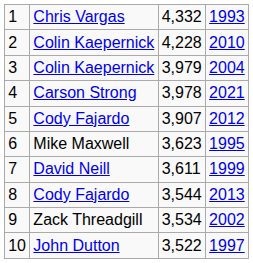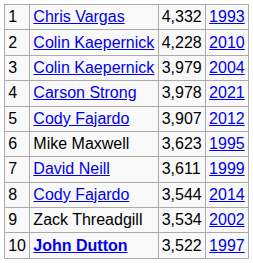(227, 194) 2013 -> (227, 194) 2014
(76, 245) normal -> (80, 245) bold
